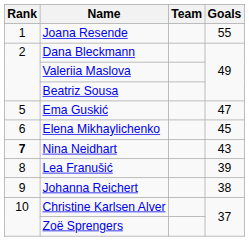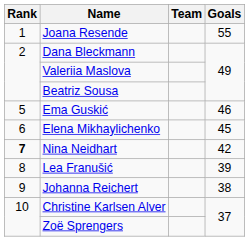(224, 110) 47 -> (224, 110) 46
(224, 149) 43 -> (224, 149) 42
